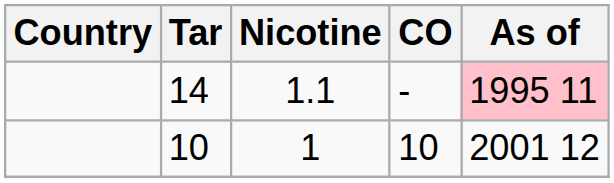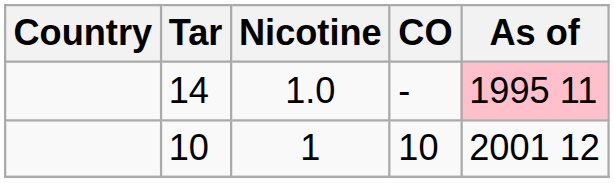(310, 90) 1.1 -> (310, 90) 1.0
